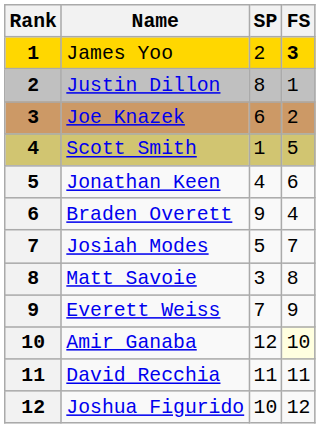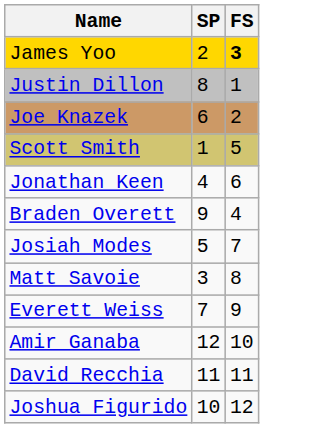- column: (33, 21)
(299, 343) lightyellow background -> (242, 343) no background
